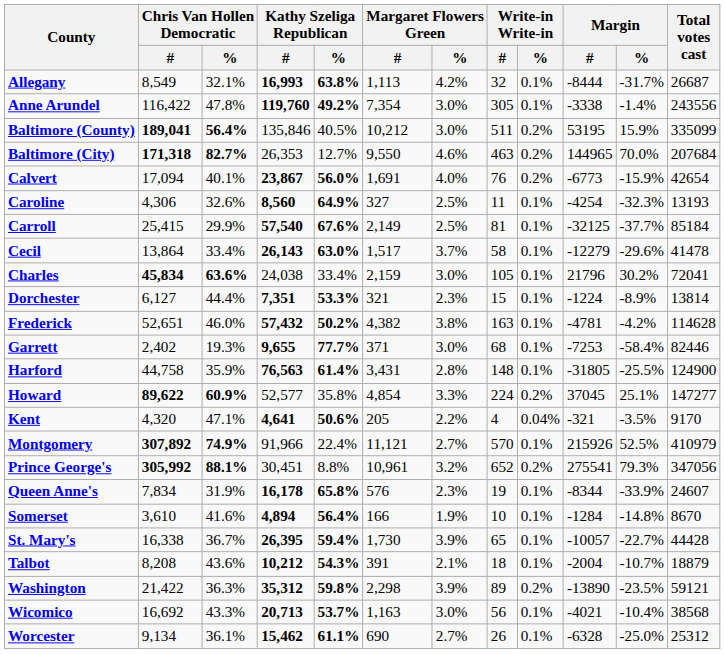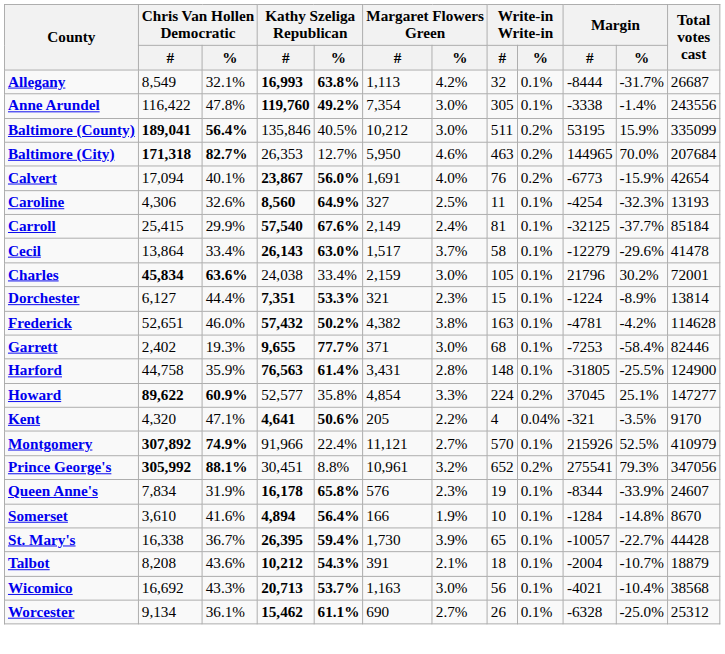(383, 154) 9,550 -> (383, 154) 5,950
(452, 226) 2.5% -> (452, 226) 2.4%
(690, 274) 72041 -> (690, 274) 72001
- row: (47, 588)
